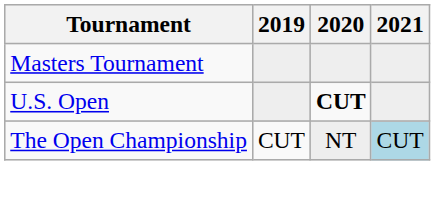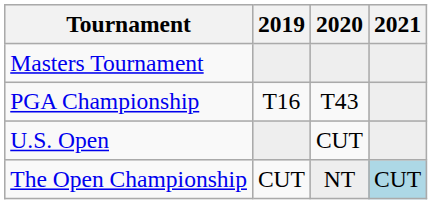+ row: (105, 101)
(341, 101) bold -> (339, 140) normal
